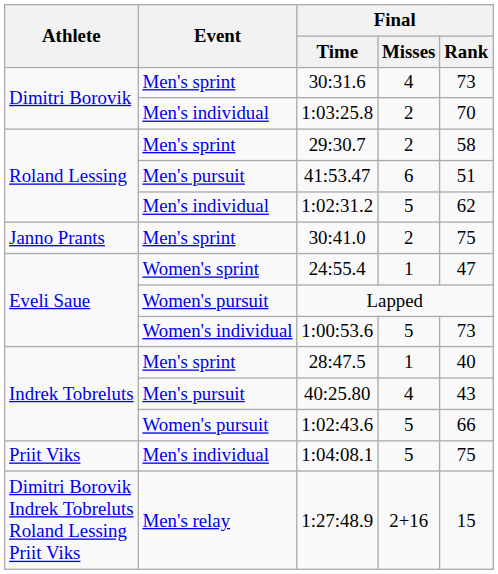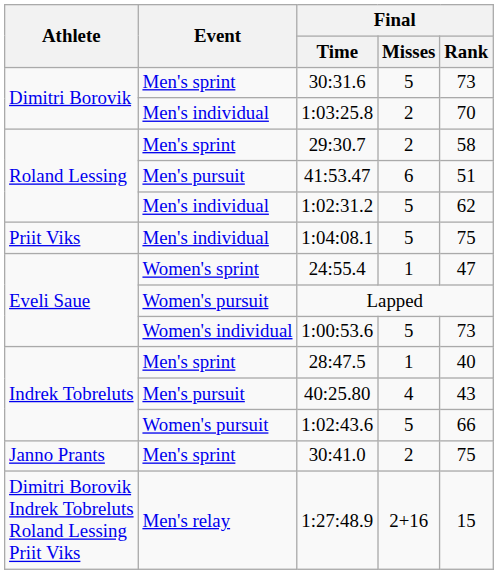(409, 82) 4 -> (409, 82) 5
rows swapped: (337, 238) <-> (337, 456)
